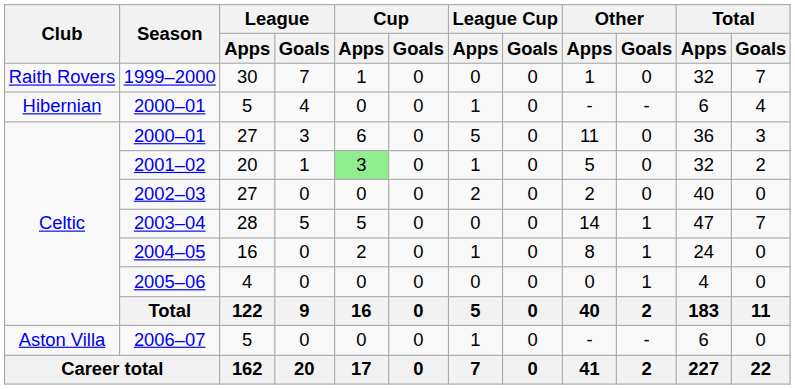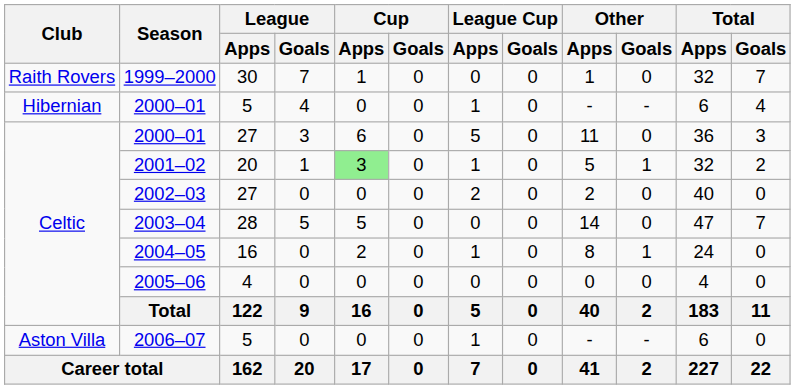(647, 164) 0 -> (647, 164) 1
(647, 223) 1 -> (647, 223) 0
(647, 281) 1 -> (647, 281) 0
